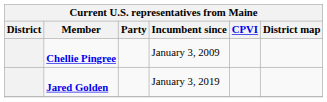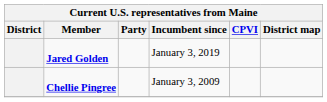rows swapped: (81, 59) <-> (77, 88)
